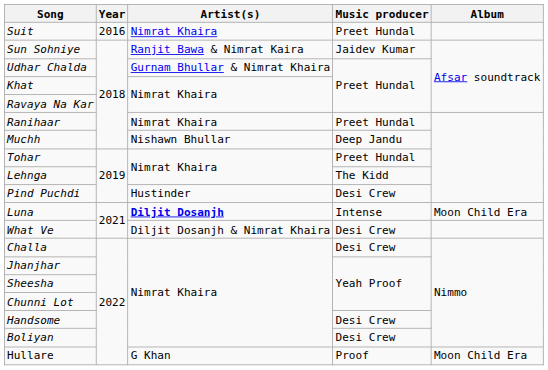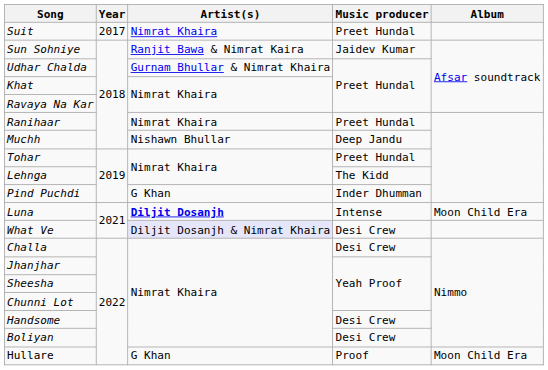(112, 31) 2016 -> (112, 31) 2017
(161, 194) Hustinder -> (151, 194) G Khan
(365, 194) Desi Crew -> (379, 194) Inder Dhumman
(230, 230) no background -> (230, 230) lavender background
